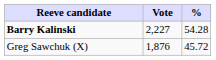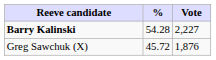columns swapped: (162, 13) <-> (196, 13)
